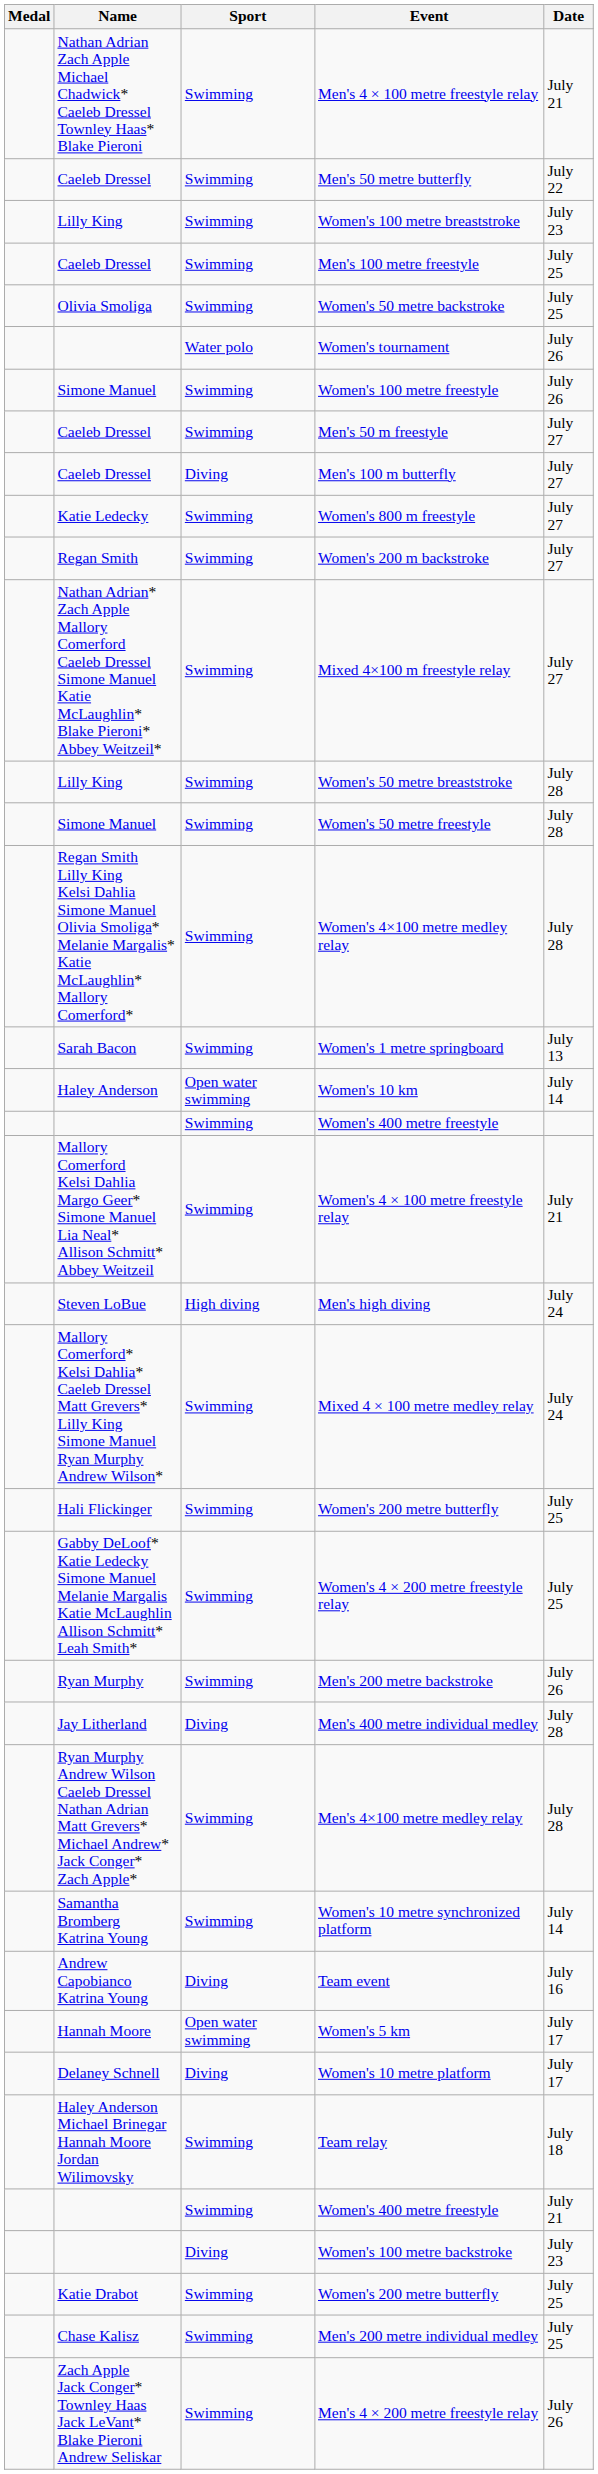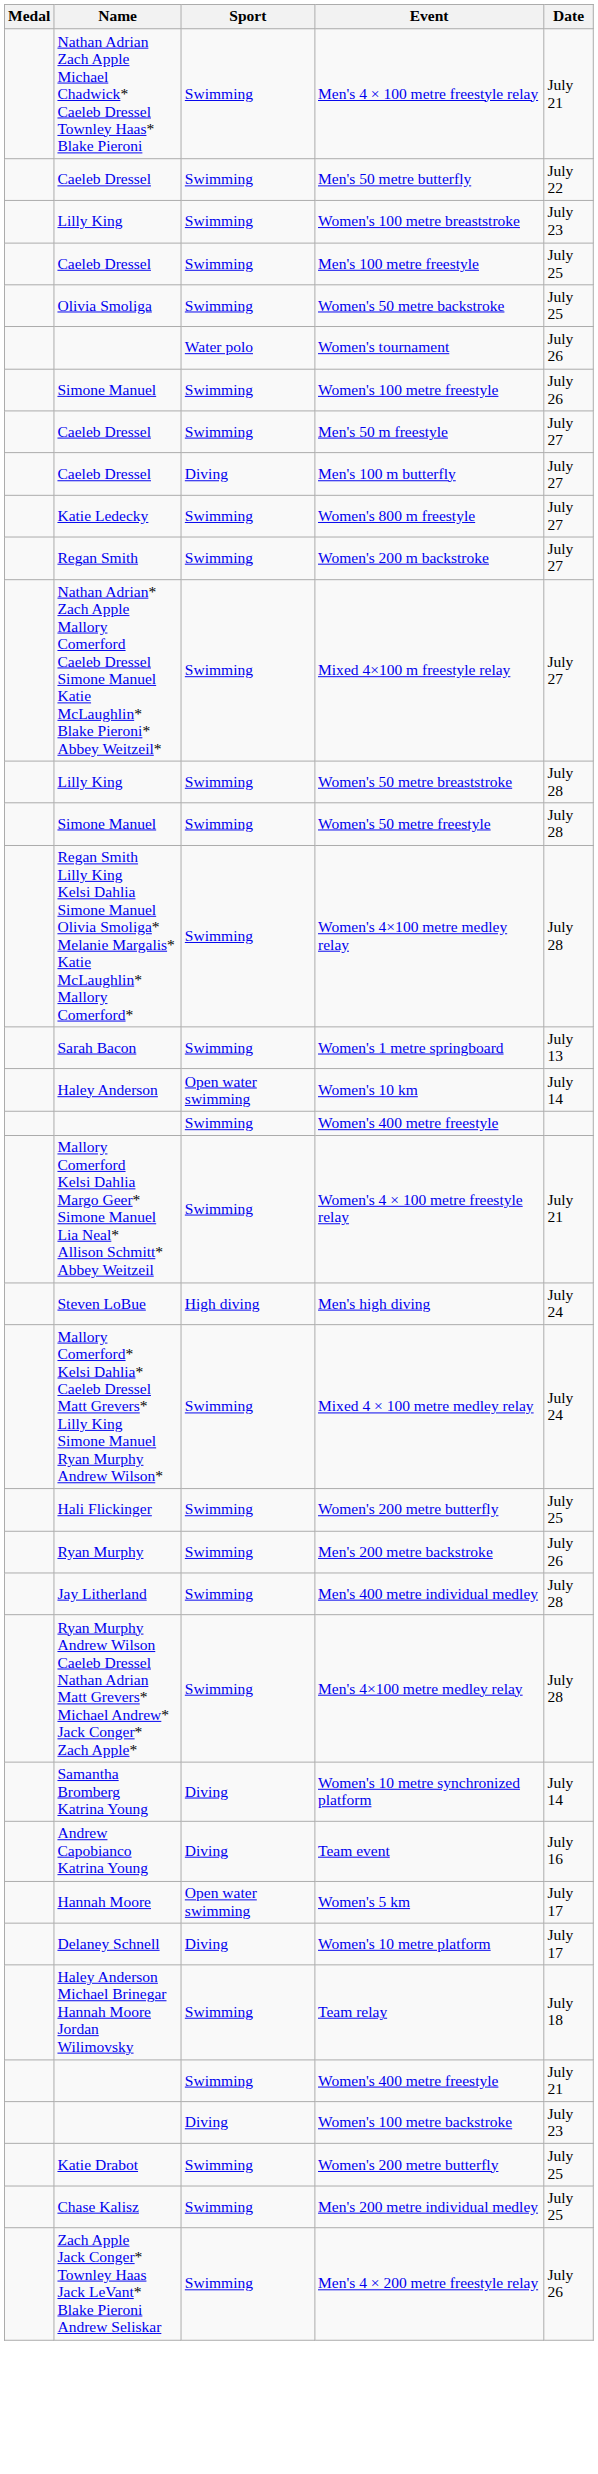- row: (115, 1595)
(206, 1723) Diving -> (219, 1594) Swimming
(219, 1921) Swimming -> (206, 1791) Diving
